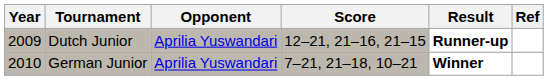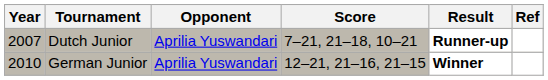(25, 40) 2009 -> (25, 40) 2007
(355, 40) 12–21, 21–16, 21–15 -> (351, 40) 7–21, 21–18, 10–21
(351, 64) 7–21, 21–18, 10–21 -> (355, 64) 12–21, 21–16, 21–15
